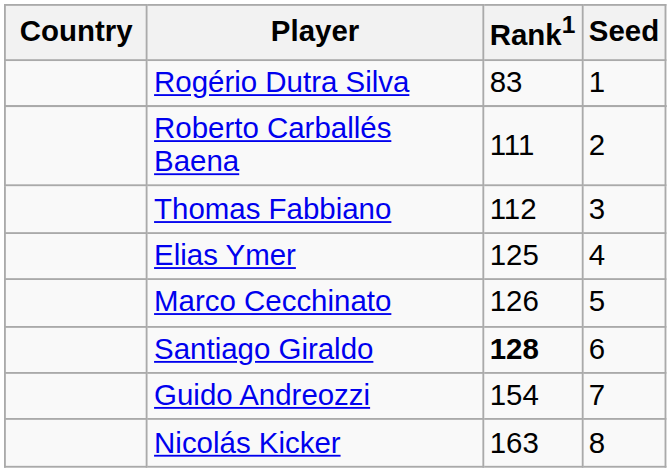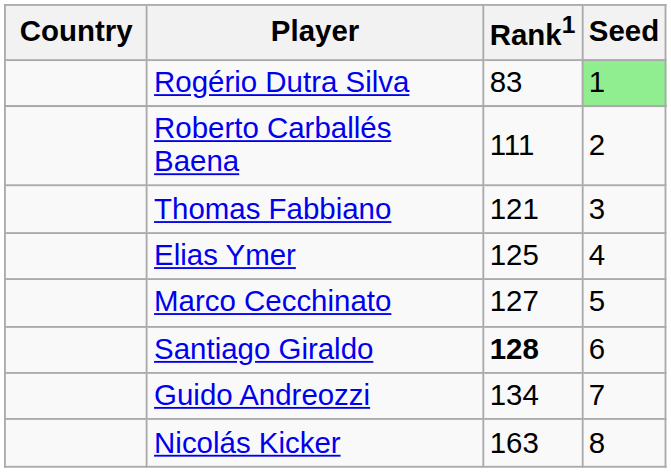(597, 82) no background -> (597, 82) lightgreen background
(513, 208) 112 -> (514, 208) 121
(514, 302) 126 -> (514, 302) 127
(514, 395) 154 -> (514, 395) 134
